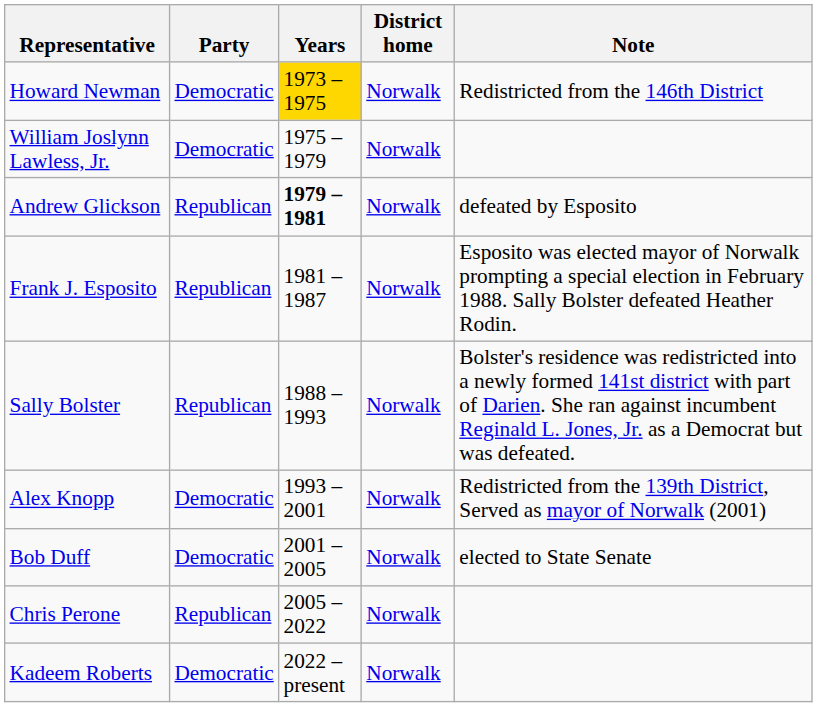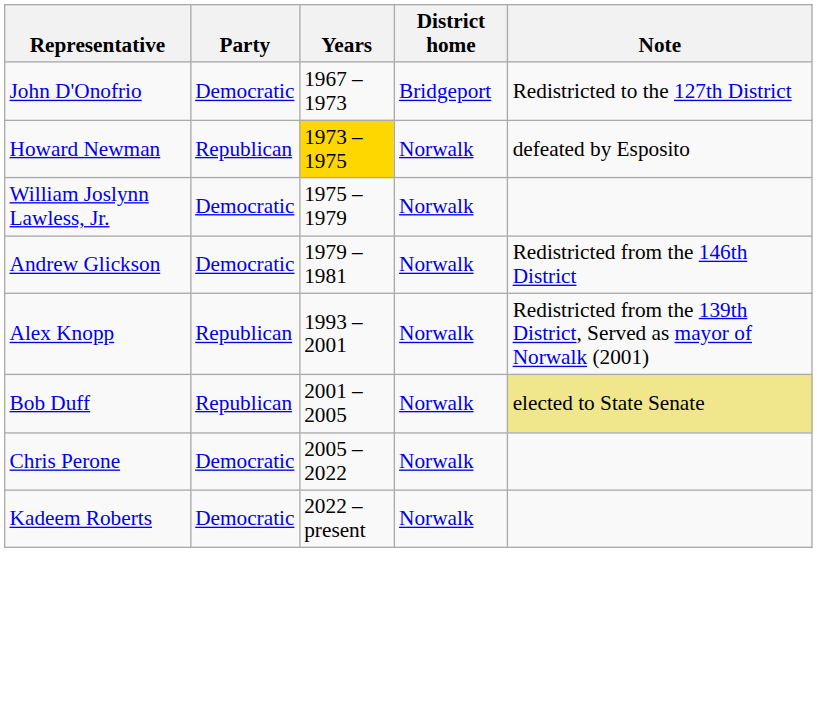+ row: (76, 91)
(224, 91) Democratic -> (244, 148) Republican
(611, 91) Redistricted from the 146th District -> (601, 148) defeated by Esposito
(223, 206) Republican -> (245, 264) Democratic
(313, 206) bold -> (333, 264) normal
(548, 206) defeated by Esposito -> (630, 264) Redistricted from the 146th District
- row: (83, 288)
- row: (65, 405)
(224, 499) Democratic -> (244, 333) Republican
(224, 556) Democratic -> (244, 403) Republican
(555, 556) no background -> (609, 403) khaki background
(223, 614) Republican -> (245, 461) Democratic
